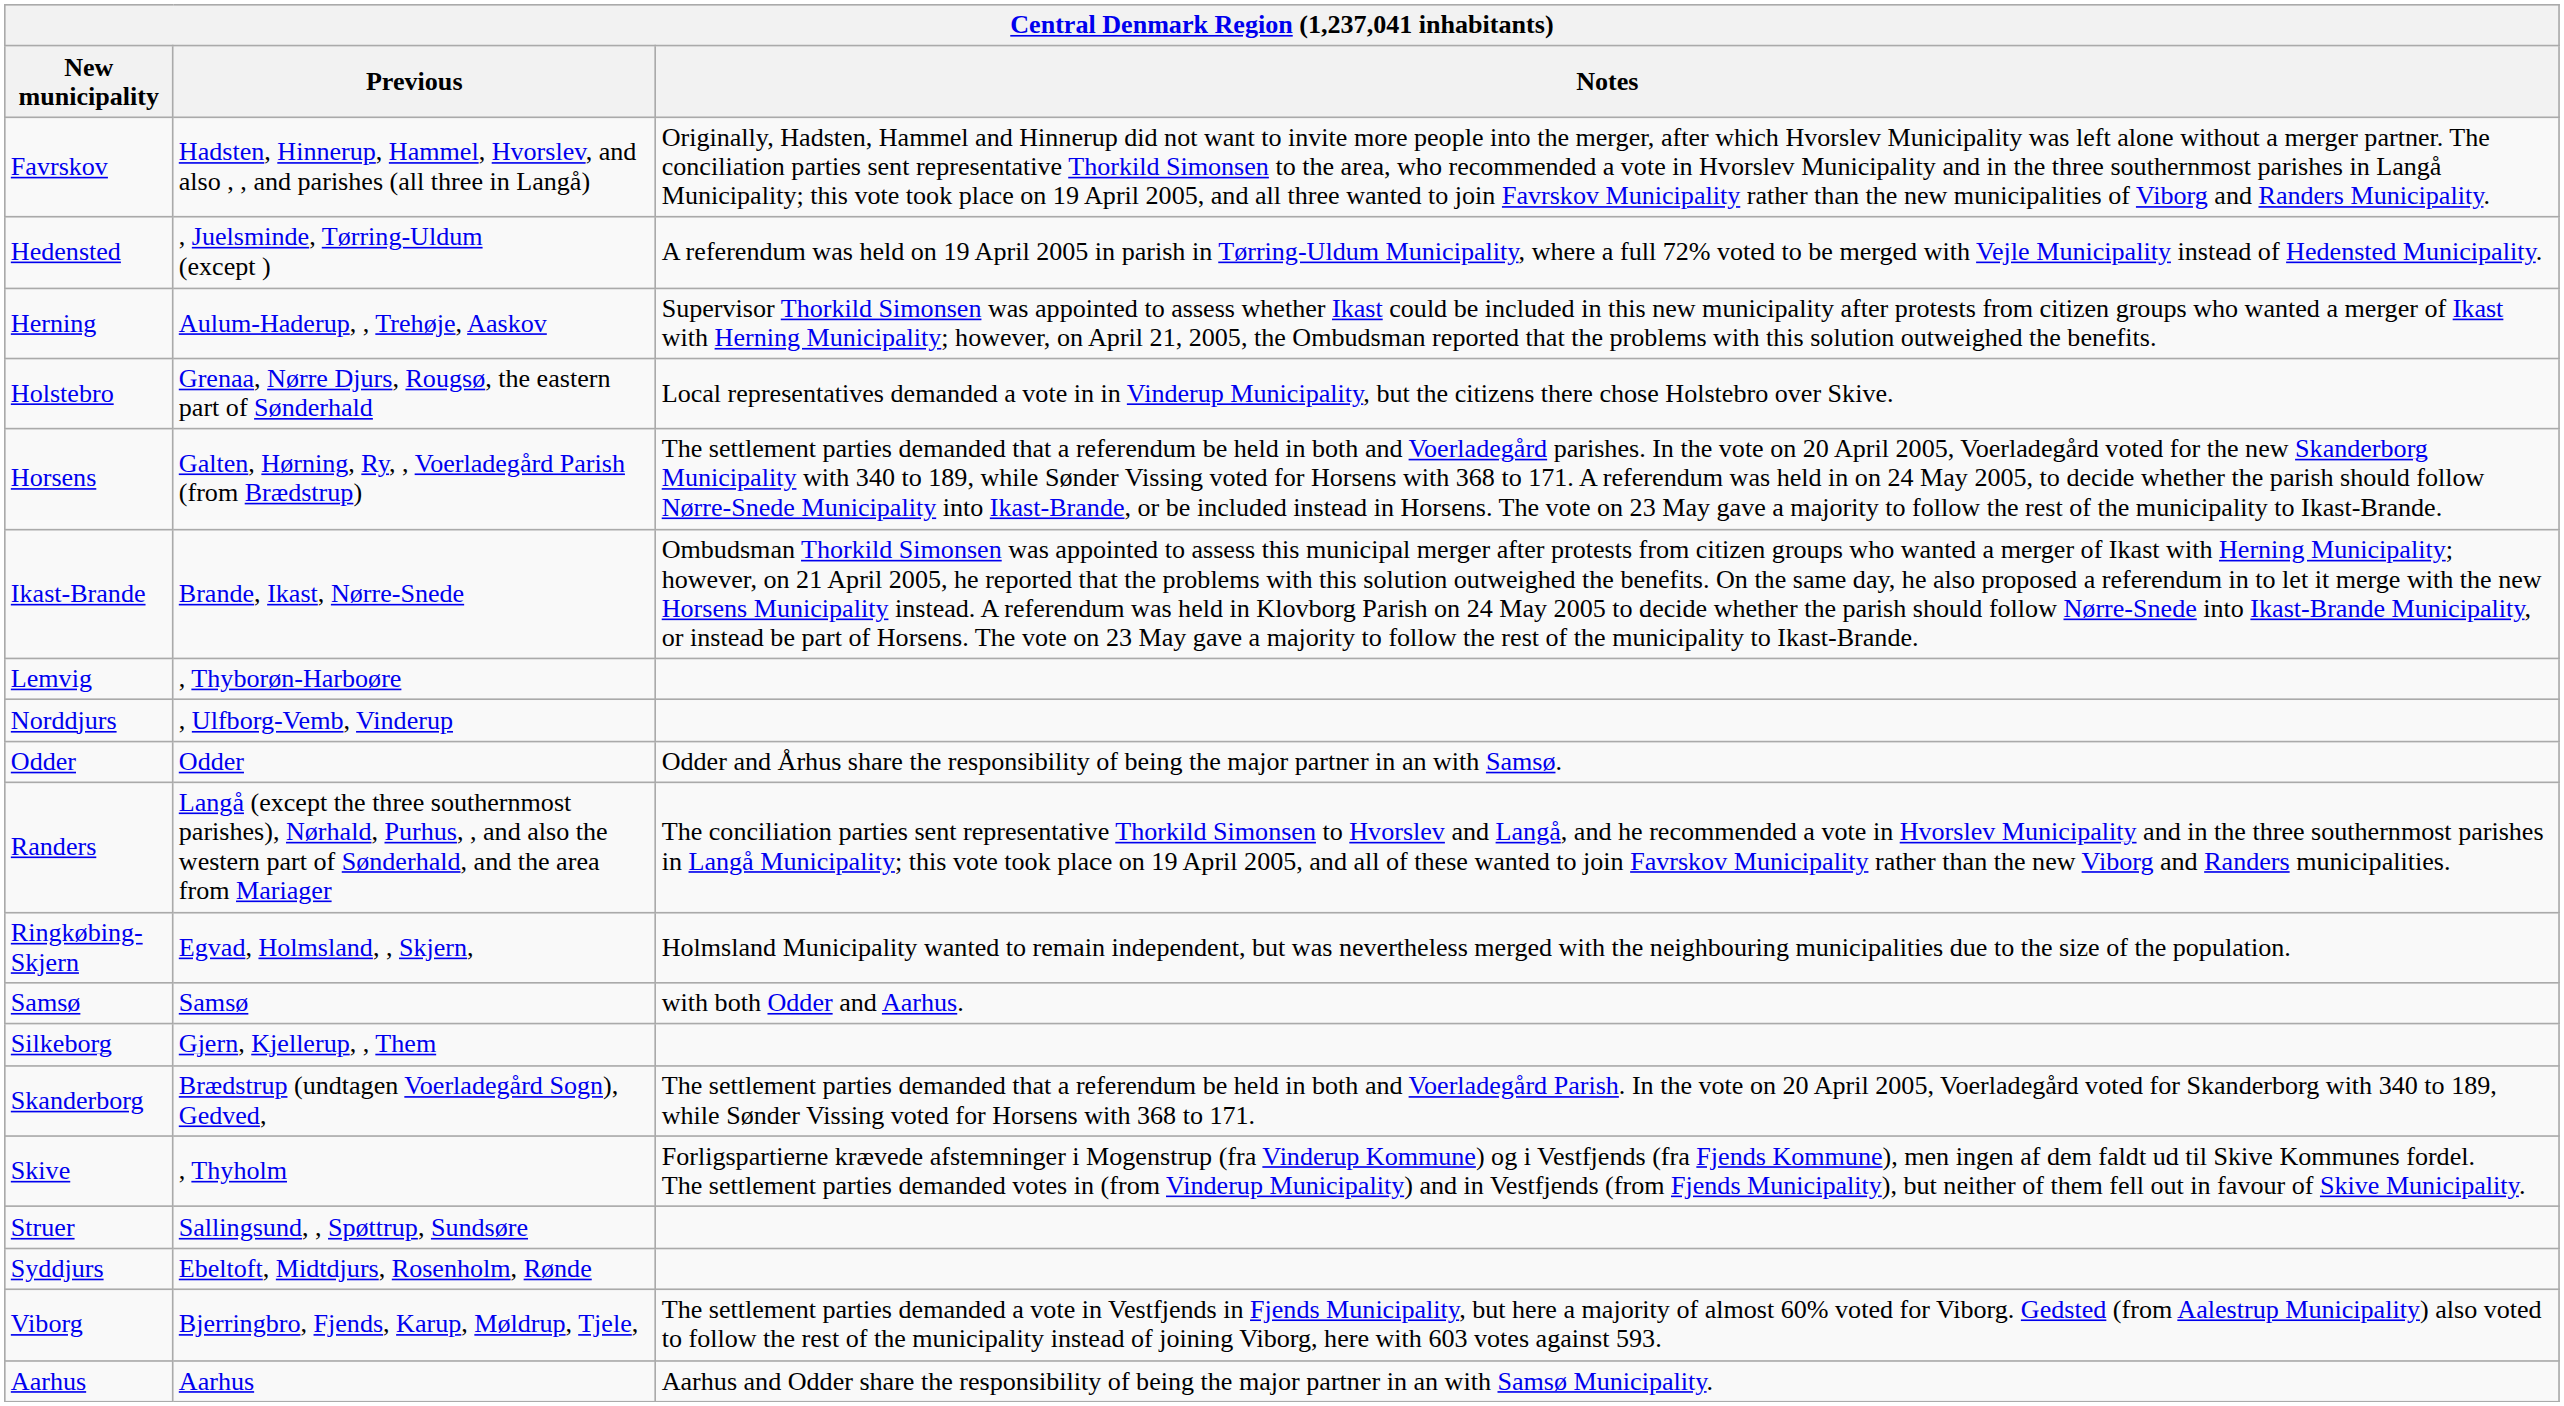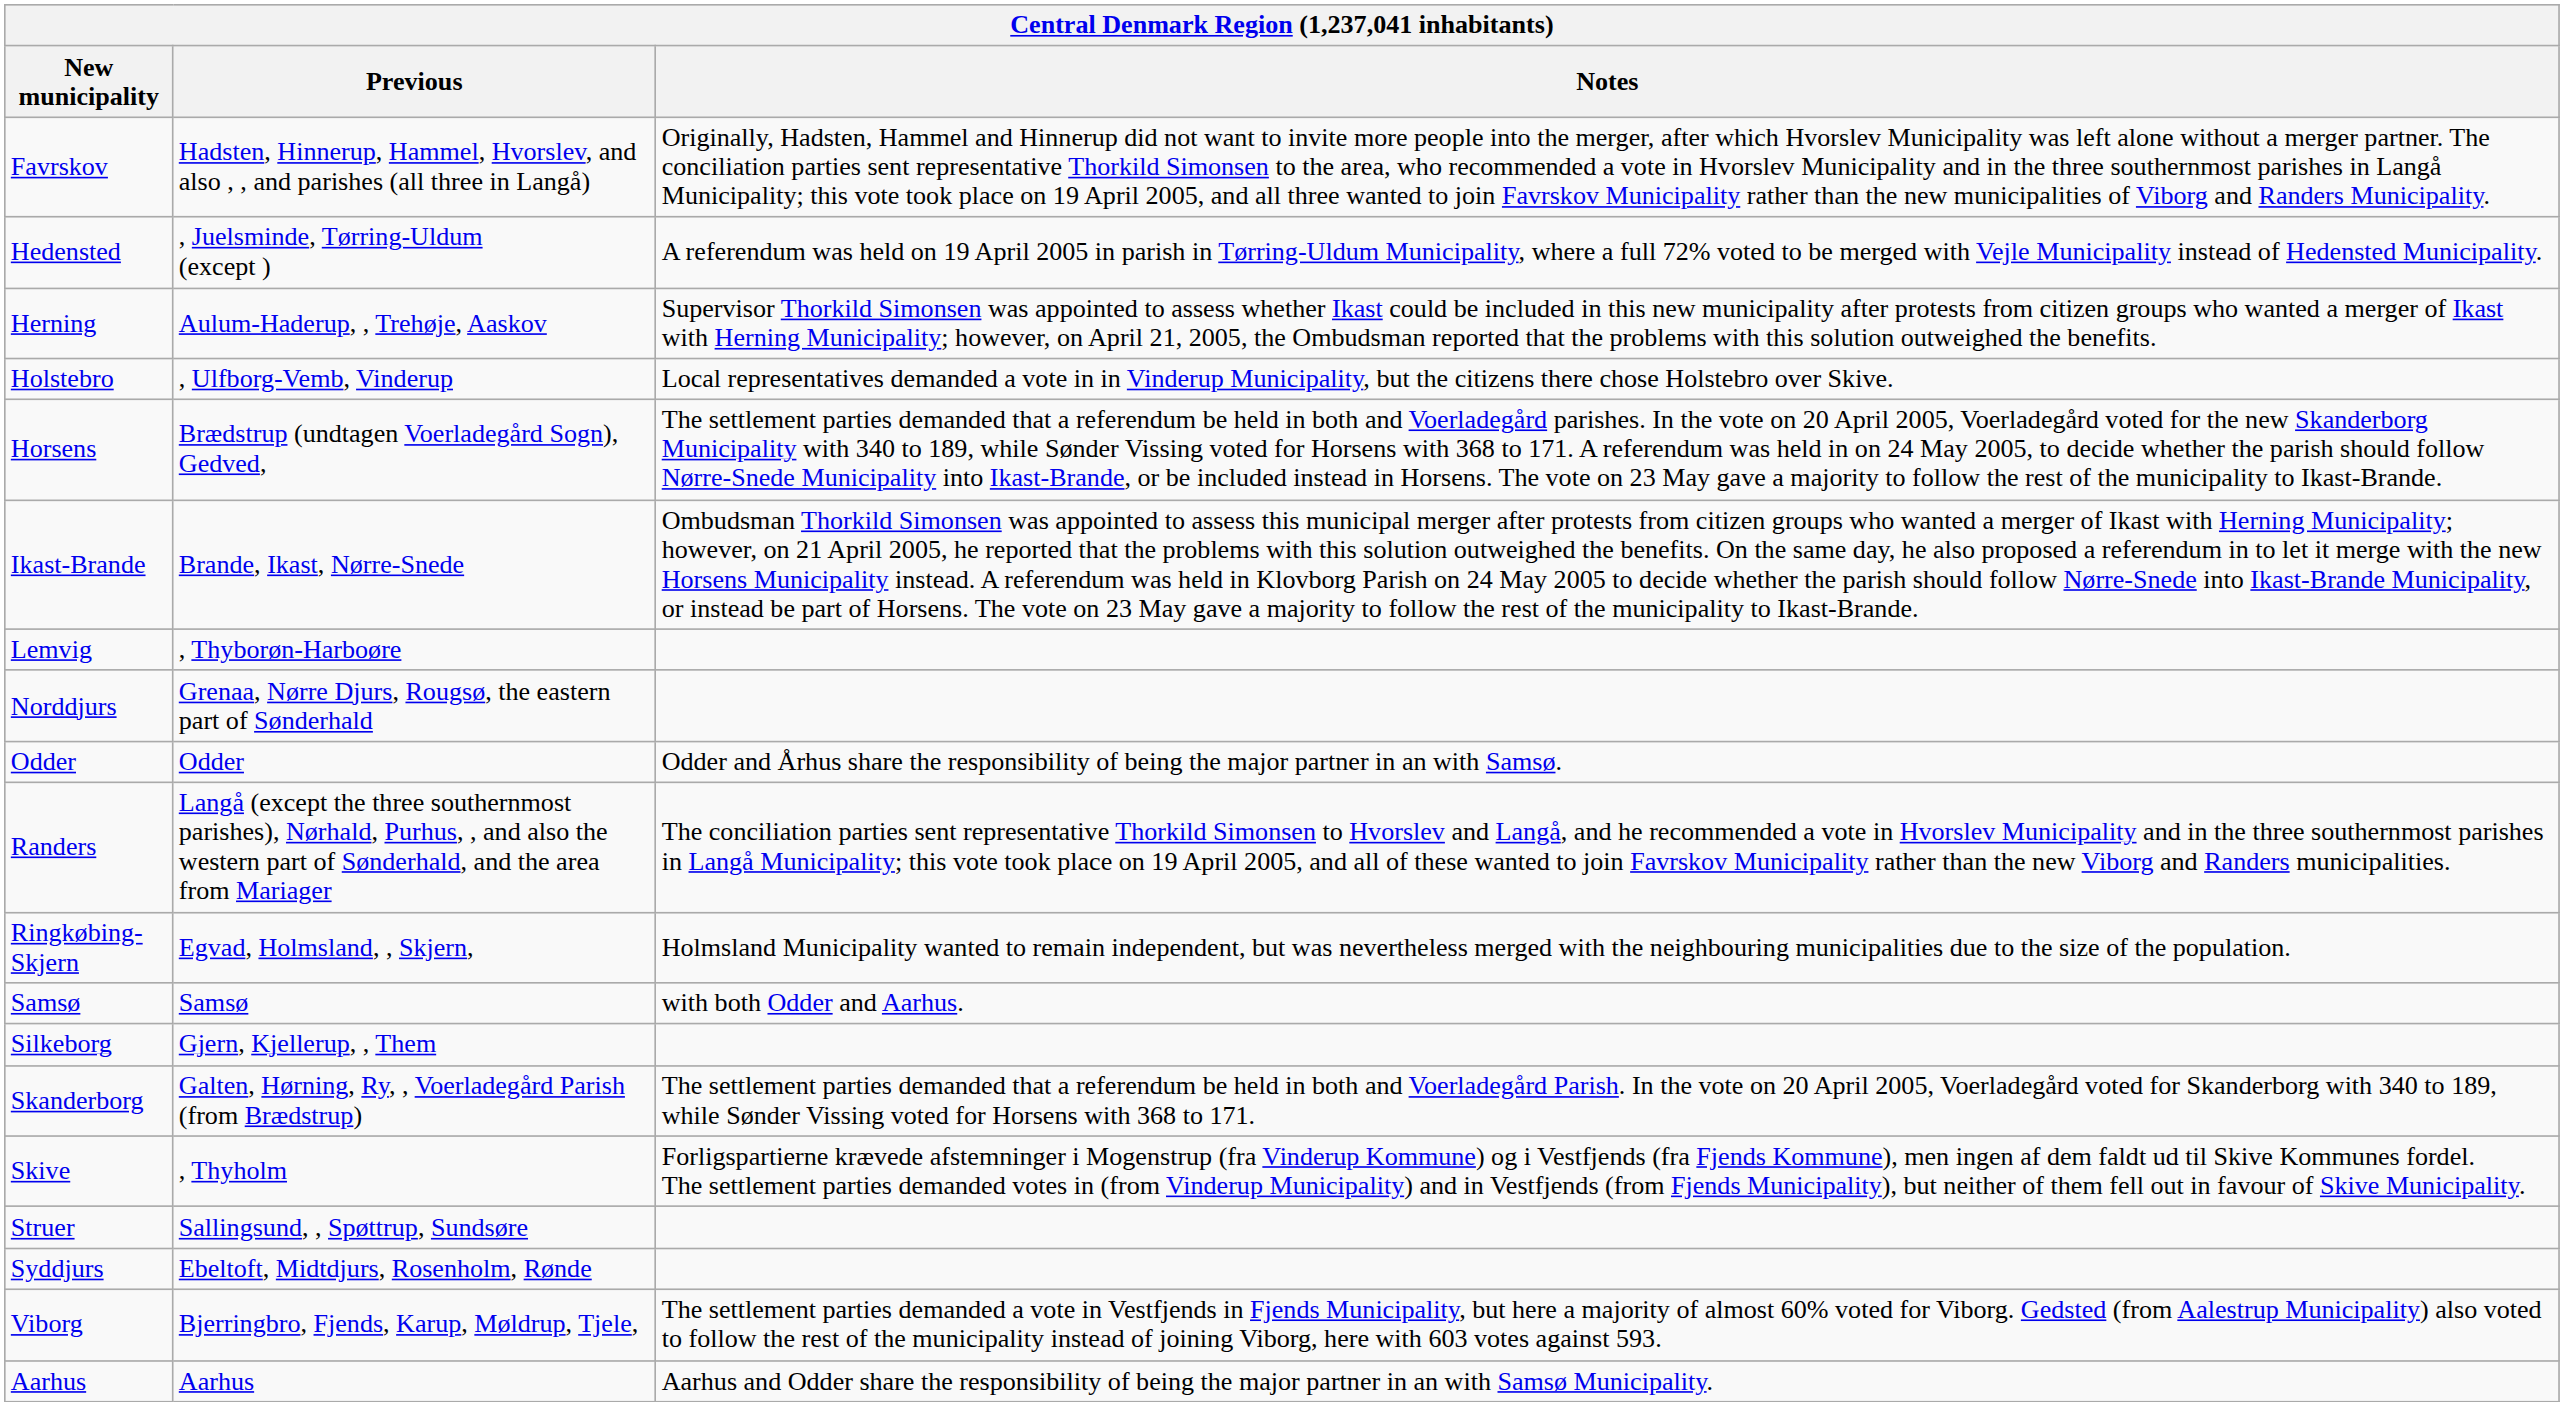(395, 393) Grenaa, Nørre Djurs, Rougsø, the eastern part of Sønderhald -> (316, 378) , Ulfborg-Vemb, Vinderup
(402, 478) Galten, Hørning, Ry, , Voerladegård Parish (from Brædstrup) -> (399, 449) Brædstrup (undtagen Voerladegård Sogn), Gedved,
(316, 720) , Ulfborg-Vemb, Vinderup -> (395, 705) Grenaa, Nørre Djurs, Rougsø, the eastern part of Sønderhald
(399, 1100) Brædstrup (undtagen Voerladegård Sogn), Gedved, -> (402, 1100) Galten, Hørning, Ry, , Voerladegård Parish (from Brædstrup)
